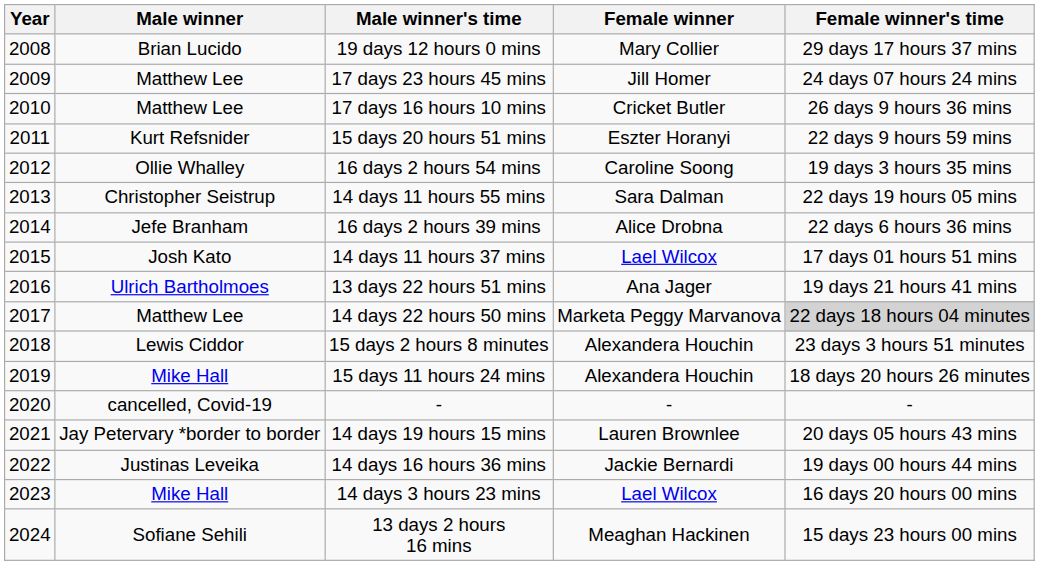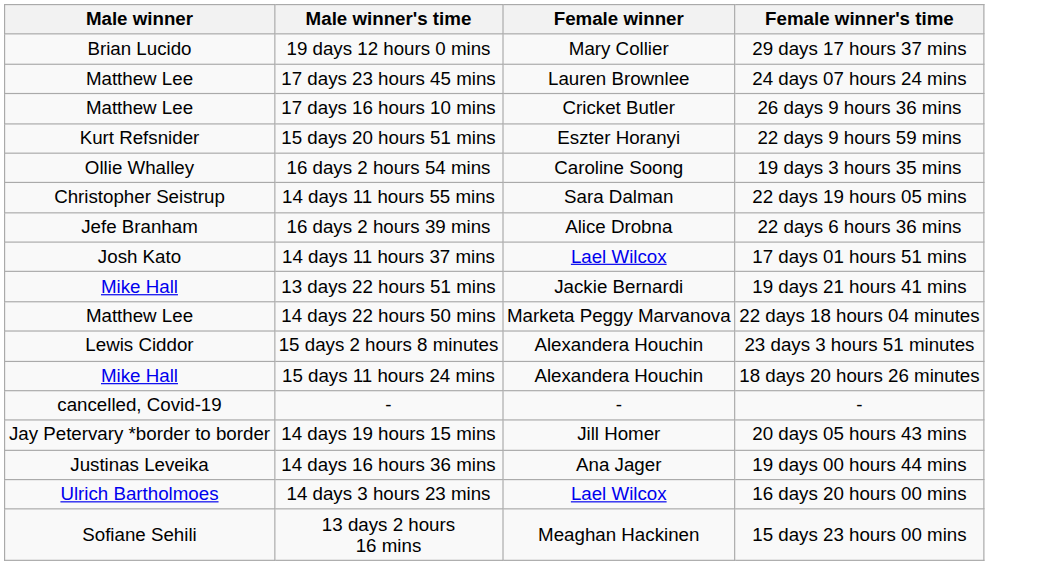- column: (30, 19)
(669, 78) Jill Homer -> (619, 78) Lauren Brownlee
(190, 286) Ulrich Bartholmoes -> (139, 286) Mike Hall
(669, 286) Ana Jager -> (619, 286) Jackie Bernardi
(910, 316) lightgrey background -> (859, 316) no background
(669, 434) Lauren Brownlee -> (619, 434) Jill Homer
(669, 464) Jackie Bernardi -> (619, 464) Ana Jager
(190, 494) Mike Hall -> (139, 494) Ulrich Bartholmoes
